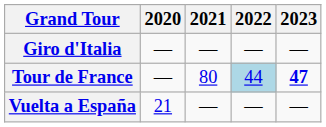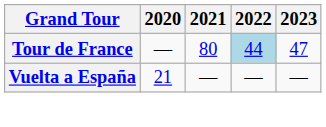- row: (72, 48)
(299, 77) bold -> (299, 48) normal
